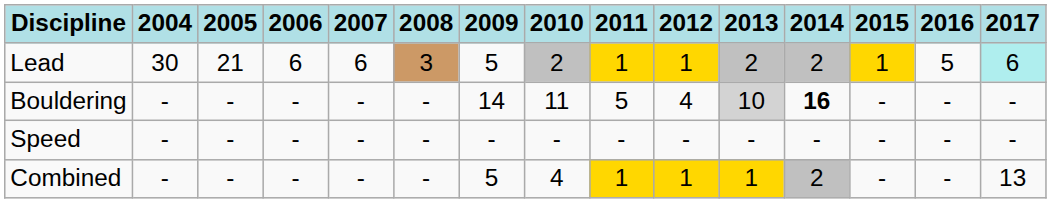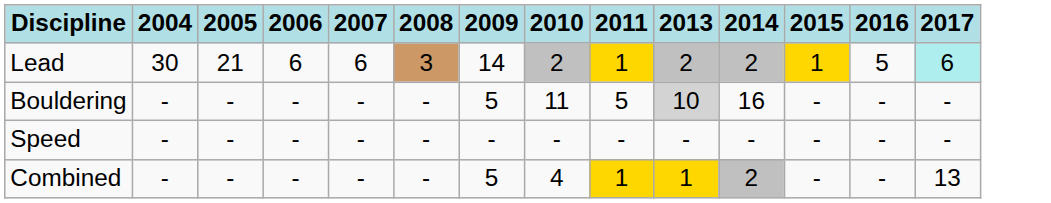- column: (686, 23)
(491, 62) 5 -> (491, 62) 14
(491, 100) 14 -> (491, 100) 5
(817, 100) bold -> (751, 100) normal
